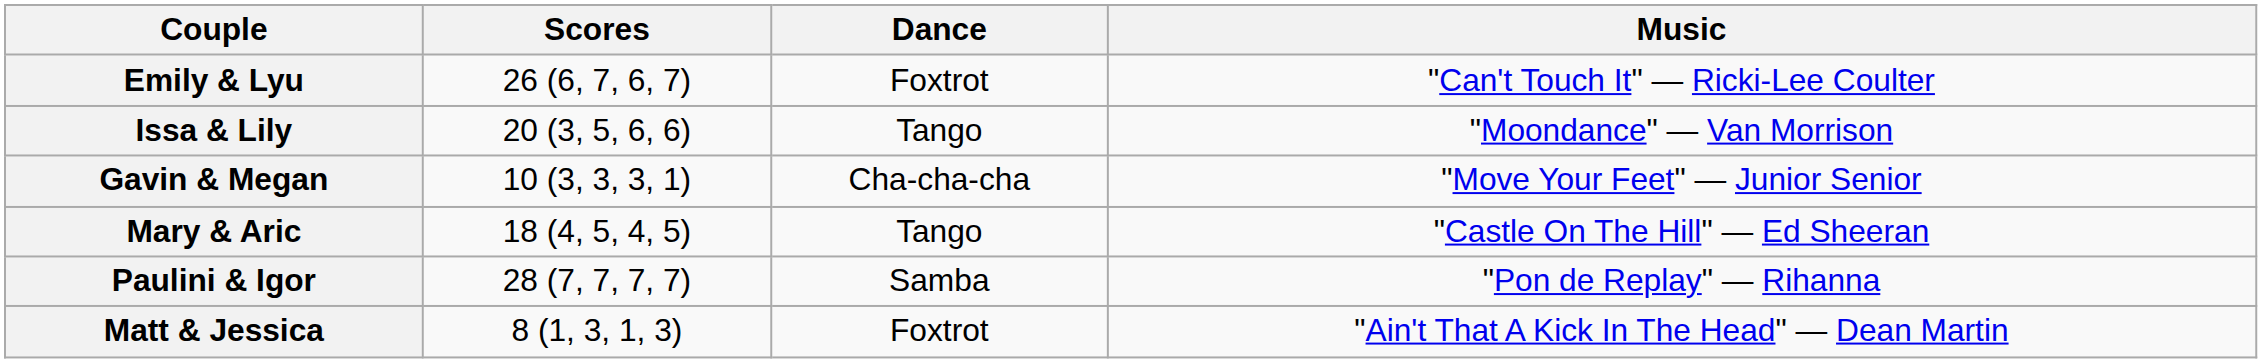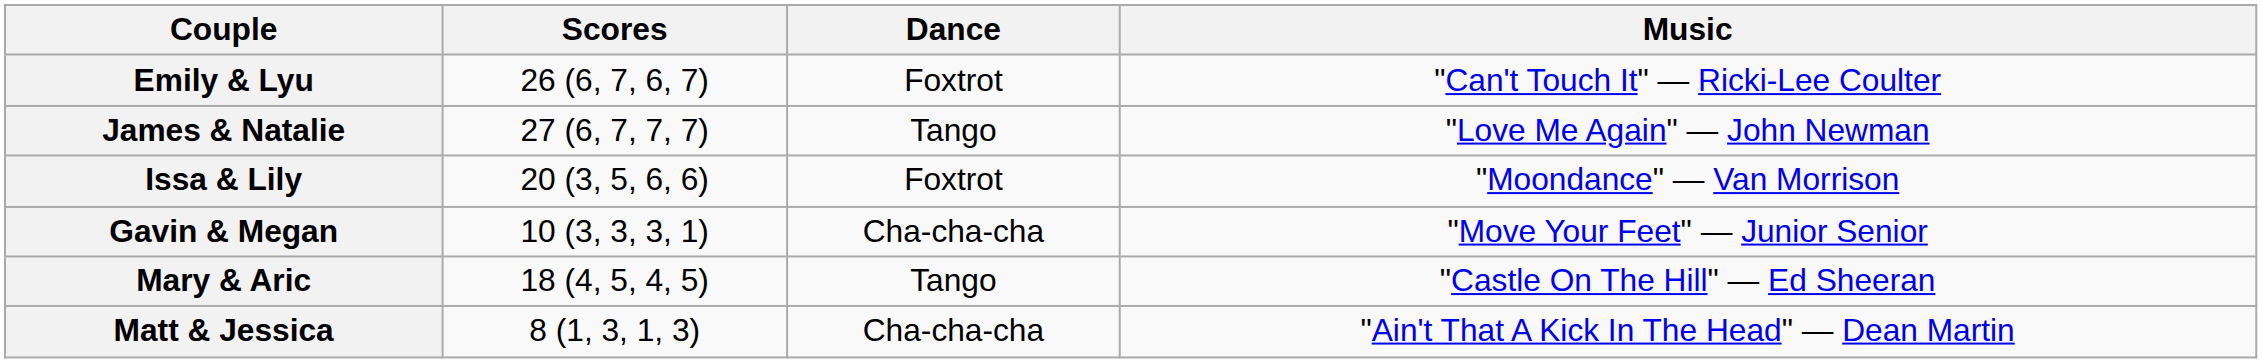+ row: (224, 130)
(939, 130) Tango -> (953, 180) Foxtrot
- row: (214, 280)
(939, 331) Foxtrot -> (953, 331) Cha-cha-cha
